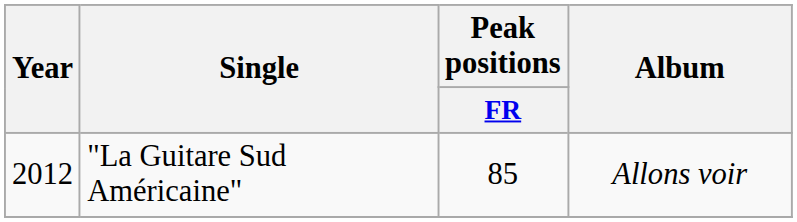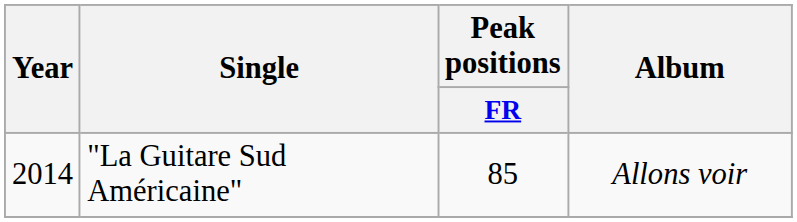(43, 174) 2012 -> (43, 174) 2014
